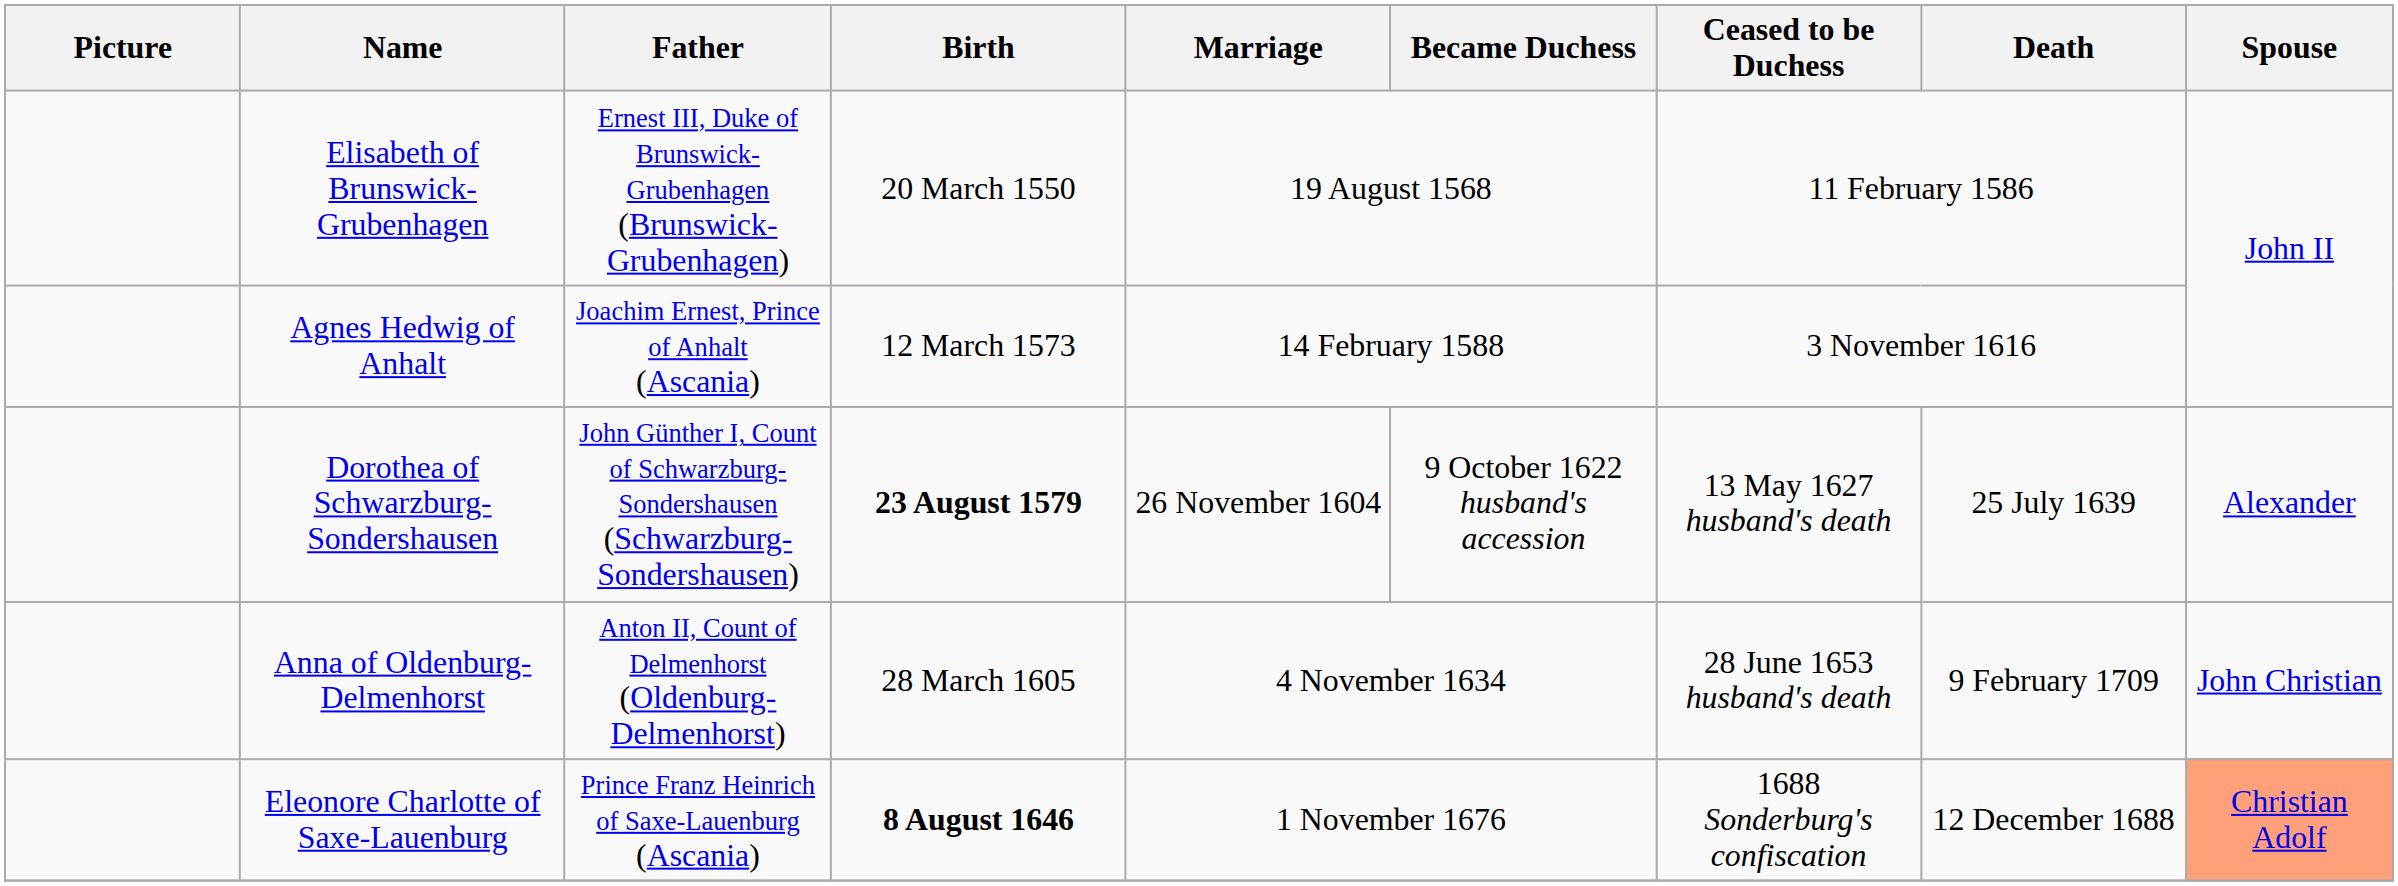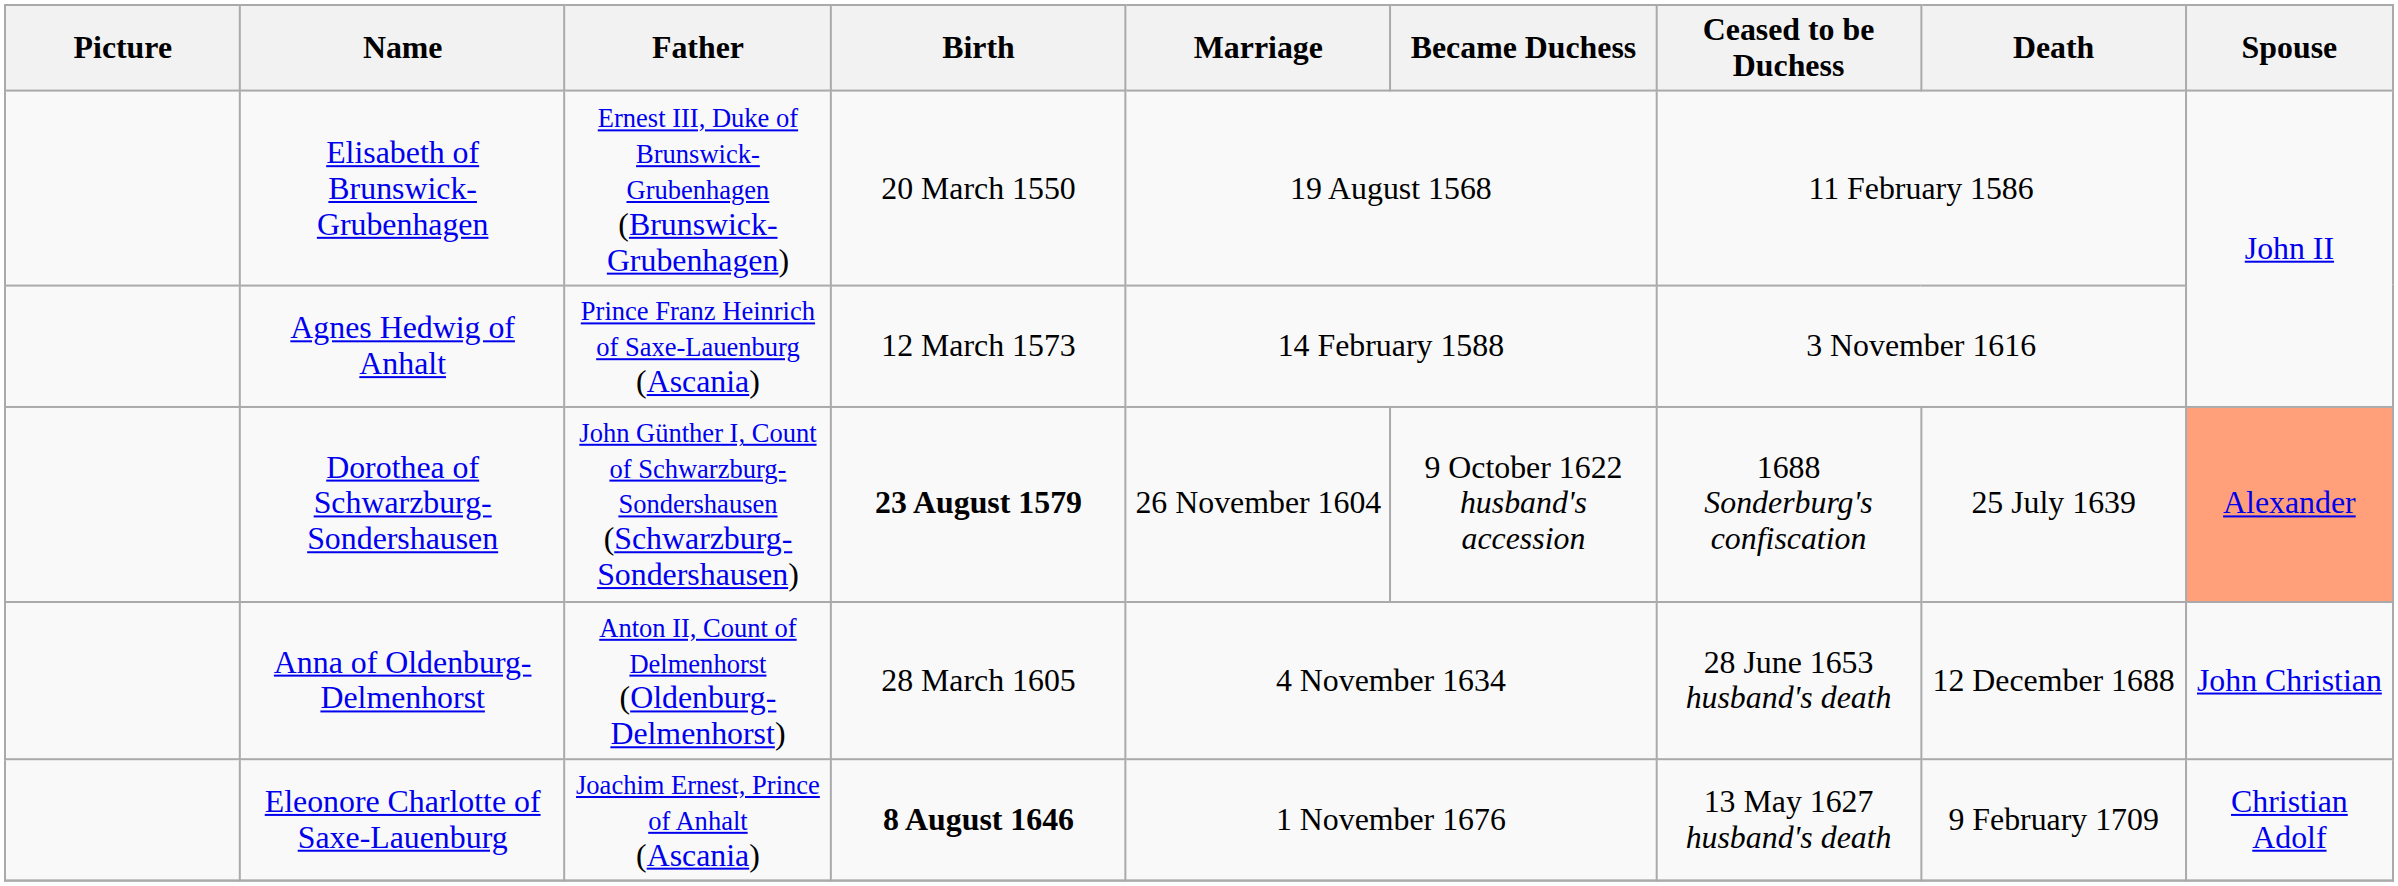(698, 347) Joachim Ernest, Prince of Anhalt (Ascania) -> (698, 347) Prince Franz Heinrich of Saxe-Lauenburg (Ascania)
(1789, 503) 13 May 1627 husband's death -> (1789, 503) 1688 Sonderburg's confiscation
(2289, 503) no background -> (2289, 503) lightsalmon background
(2054, 679) 9 February 1709 -> (2054, 679) 12 December 1688
(698, 821) Prince Franz Heinrich of Saxe-Lauenburg (Ascania) -> (698, 821) Joachim Ernest, Prince of Anhalt (Ascania)
(1789, 819) 1688 Sonderburg's confiscation -> (1789, 819) 13 May 1627 husband's death
(2054, 819) 12 December 1688 -> (2054, 819) 9 February 1709
(2289, 819) lightsalmon background -> (2289, 819) no background
